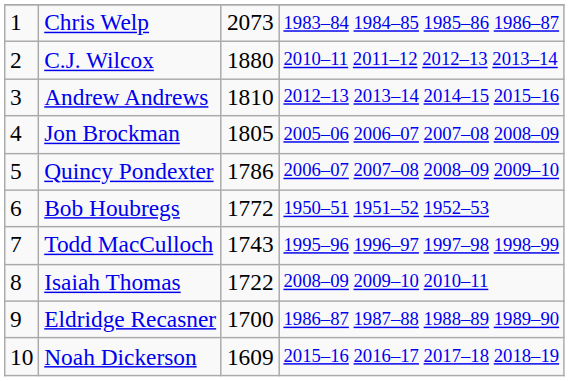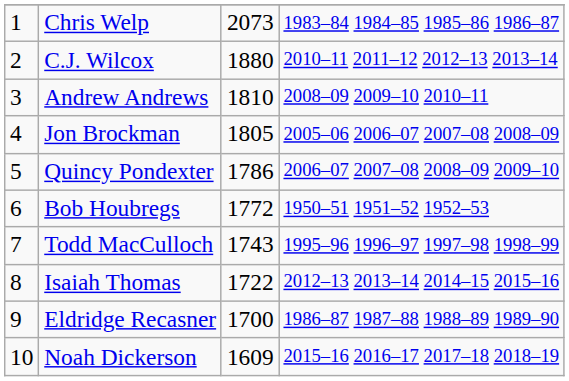(421, 97) 2012–13 2013–14 2014–15 2015–16 -> (386, 97) 2008–09 2009–10 2010–11
(386, 282) 2008–09 2009–10 2010–11 -> (421, 282) 2012–13 2013–14 2014–15 2015–16
